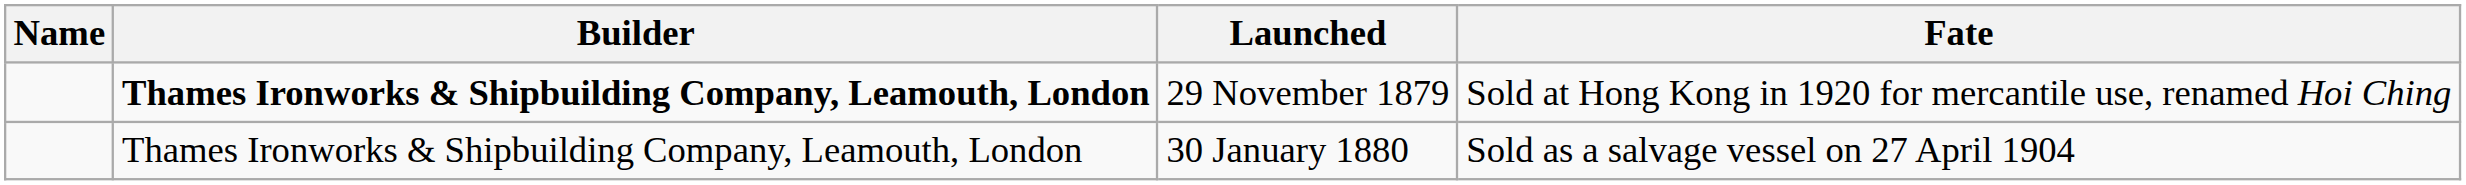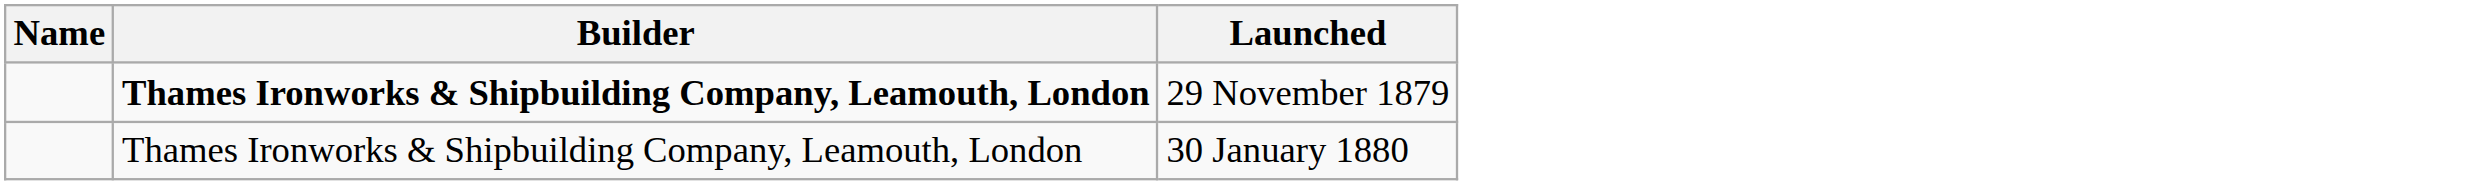- column: (1959, 33)
